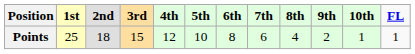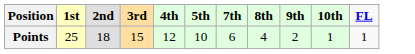- column: (232, 15)
